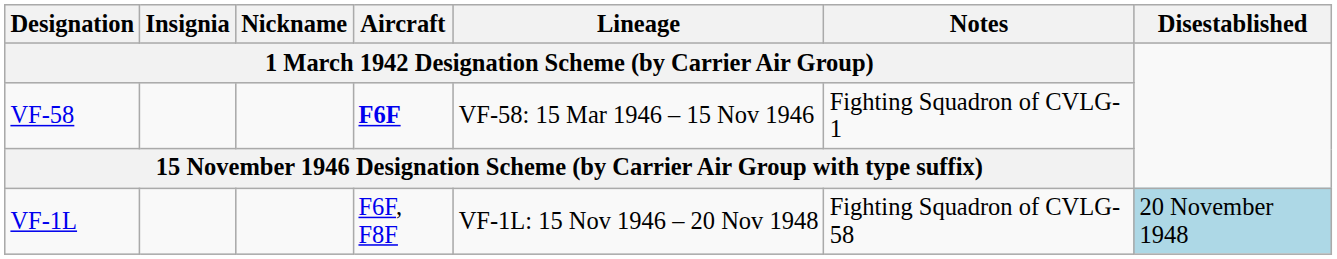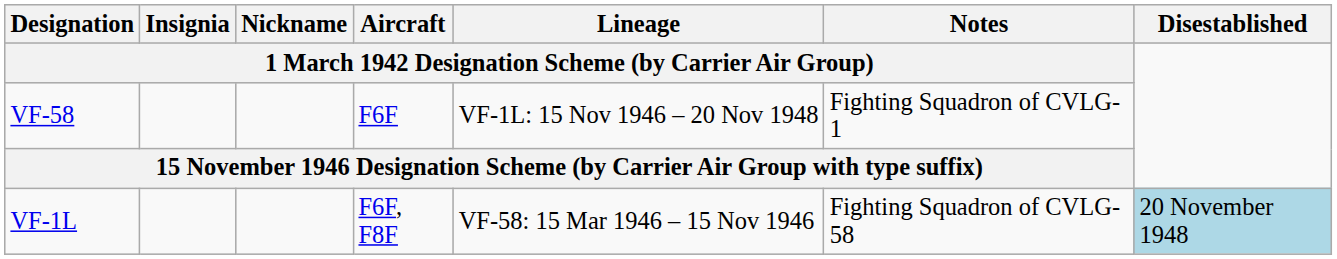(380, 115) bold -> (378, 115) normal
(636, 115) VF-58: 15 Mar 1946 – 15 Nov 1946 -> (639, 115) VF-1L: 15 Nov 1946 – 20 Nov 1948
(639, 220) VF-1L: 15 Nov 1946 – 20 Nov 1948 -> (636, 220) VF-58: 15 Mar 1946 – 15 Nov 1946
